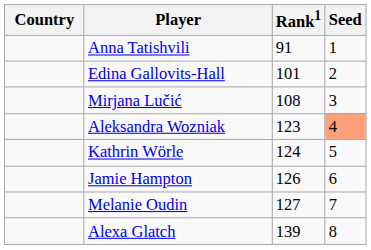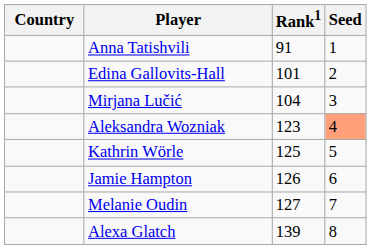(288, 100) 108 -> (288, 100) 104
(288, 152) 124 -> (288, 152) 125
